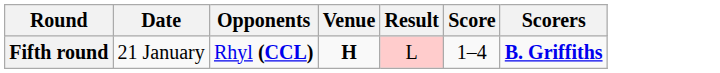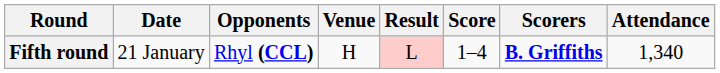+ column: (661, 20)
(349, 52) bold -> (349, 52) normal
